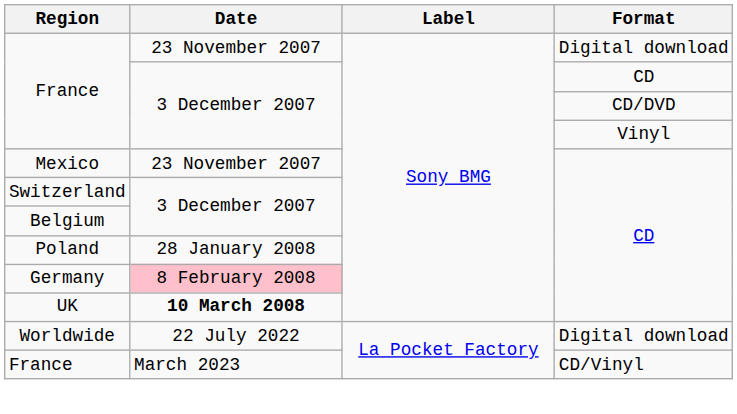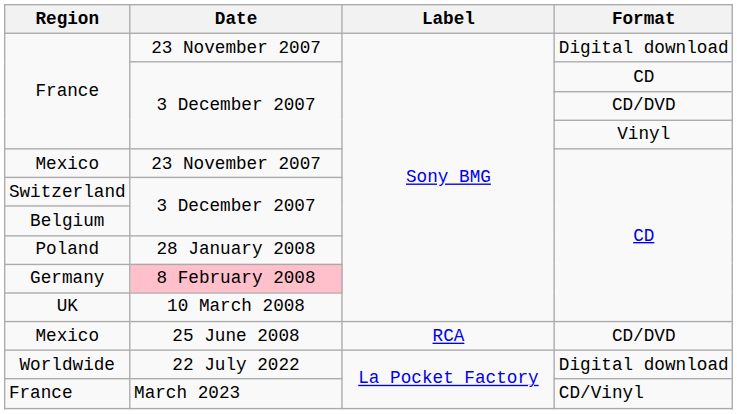(236, 307) bold -> (236, 307) normal
+ row: (67, 336)
